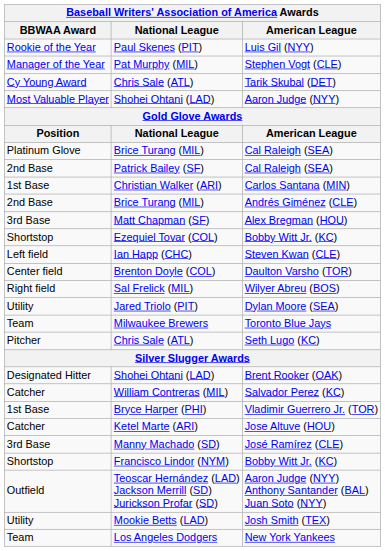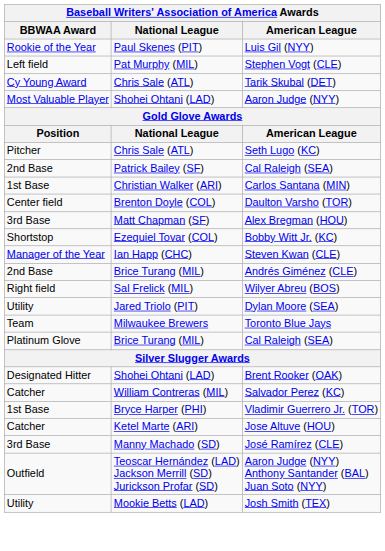(56, 64) Manager of the Year -> (27, 64) Left field
rows swapped: (154, 340) <-> (159, 151)
rows swapped: (159, 202) <-> (165, 271)
(27, 254) Left field -> (56, 254) Manager of the Year
- row: (171, 461)
- row: (166, 538)
